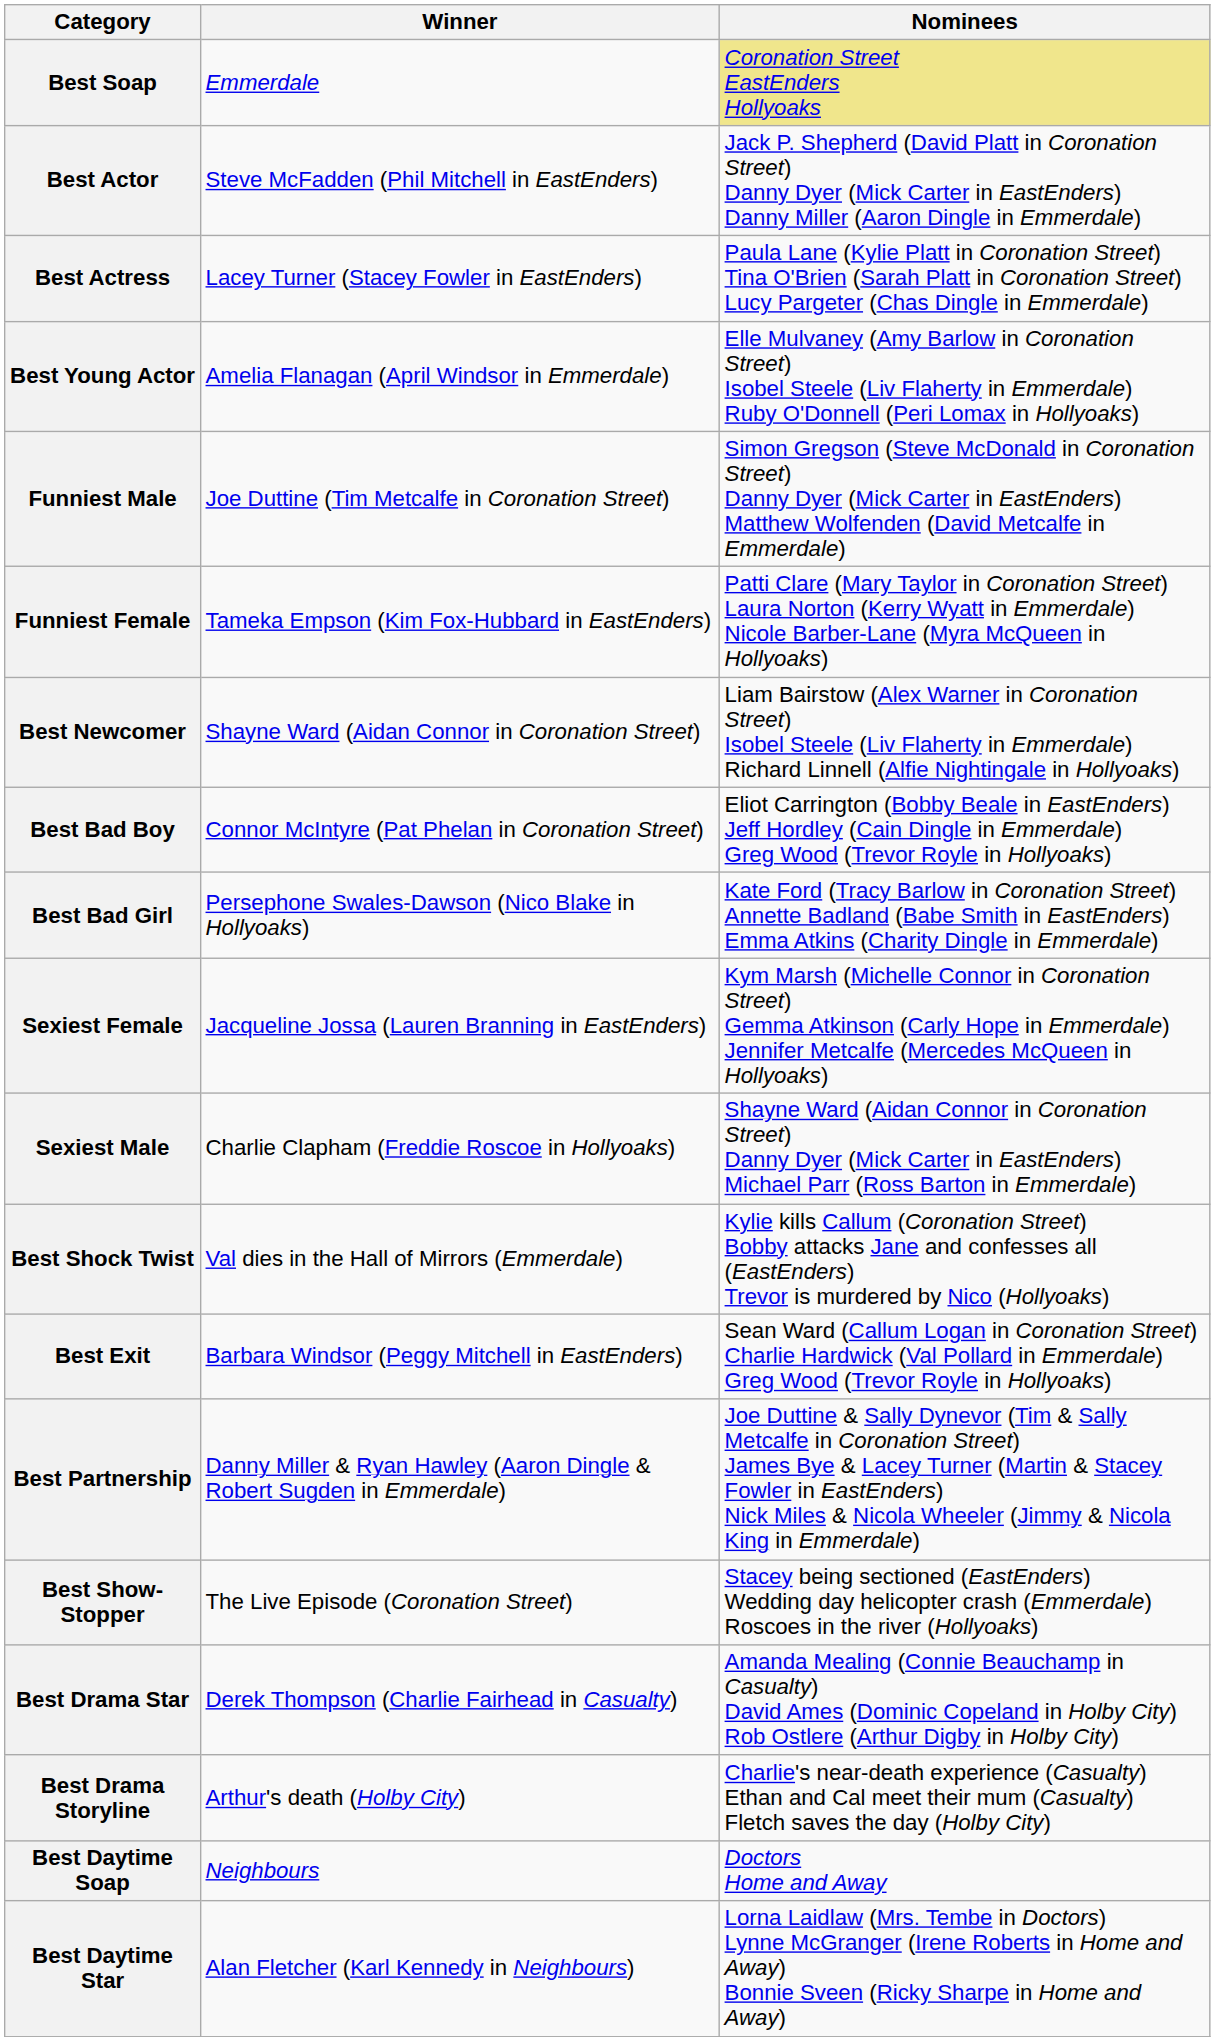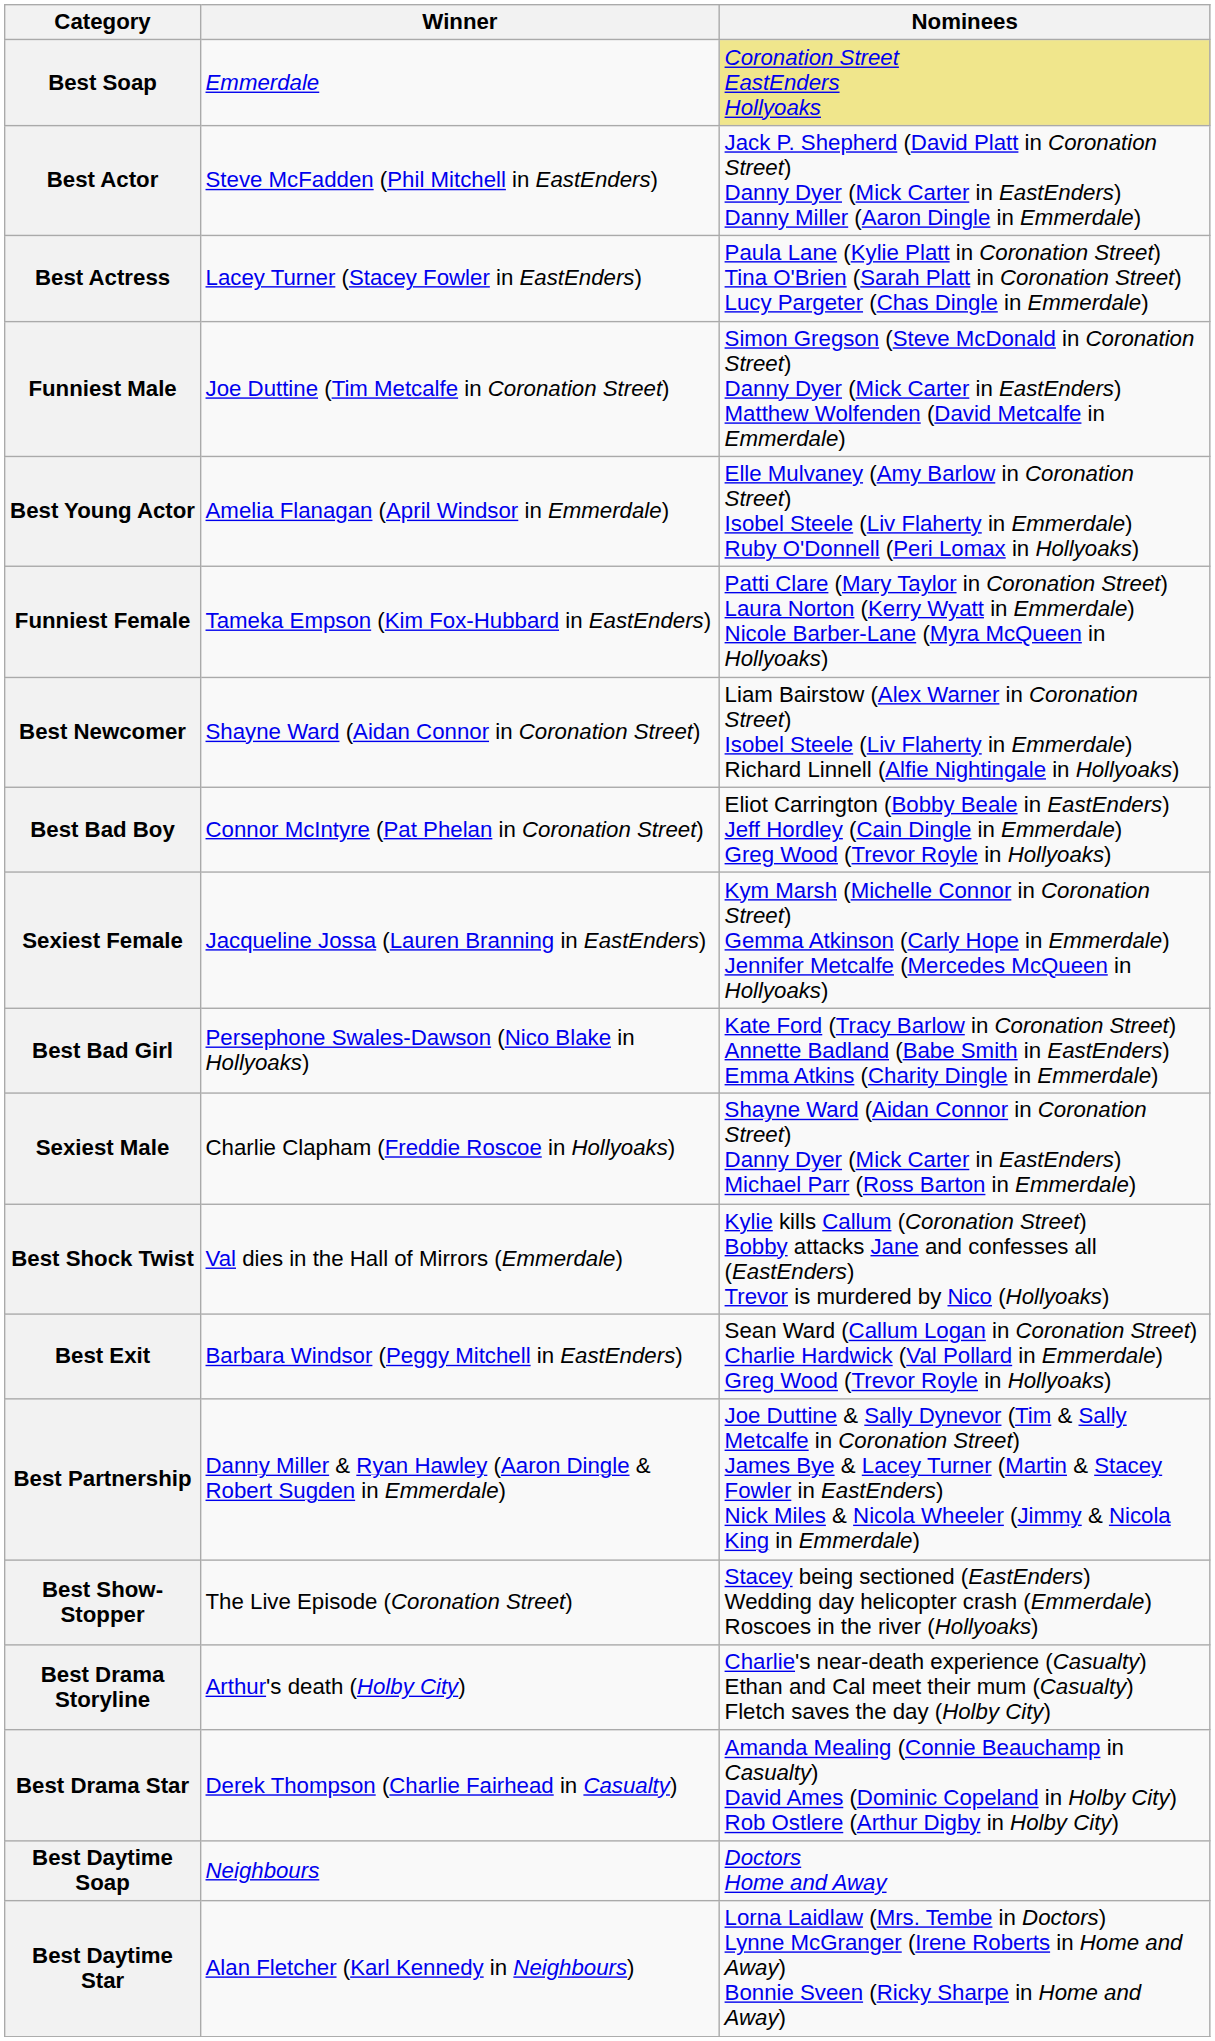rows swapped: (103, 375) <-> (103, 498)
rows swapped: (103, 915) <-> (103, 1025)
rows swapped: (103, 1699) <-> (103, 1797)
